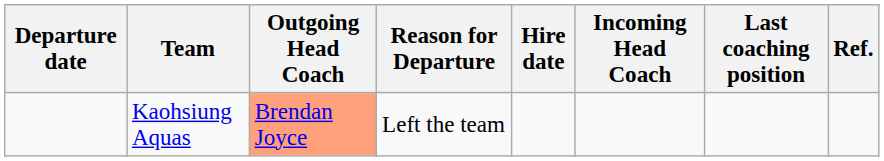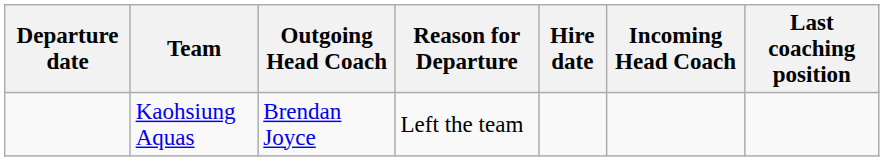- column: (853, 48)
(294, 124) lightsalmon background -> (302, 124) no background
